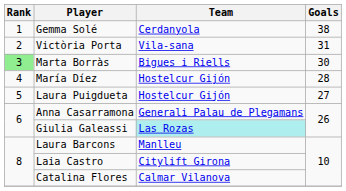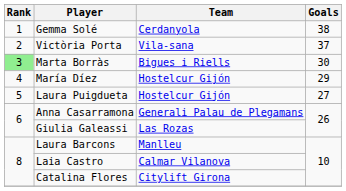(323, 46) 31 -> (323, 46) 37
(323, 79) 28 -> (323, 79) 29
(166, 128) paleturquoise background -> (166, 128) no background
(184, 161) Citylift Girona -> (184, 161) Calmar Vilanova
(184, 178) Calmar Vilanova -> (184, 178) Citylift Girona
